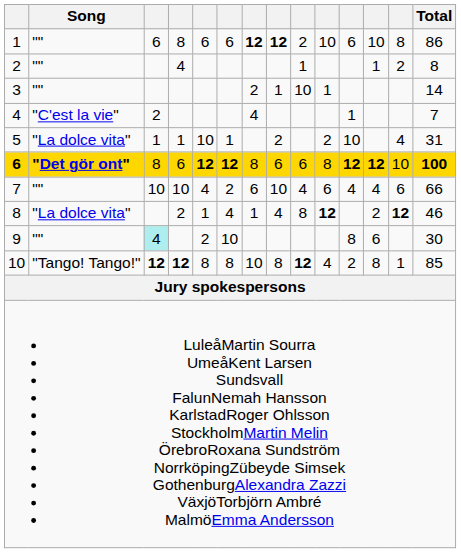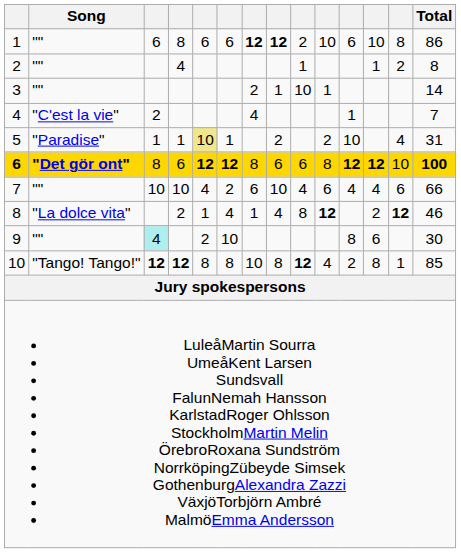(81, 139) "La dolce vita" -> (68, 139) "Paradise"
(205, 139) no background -> (205, 139) khaki background
